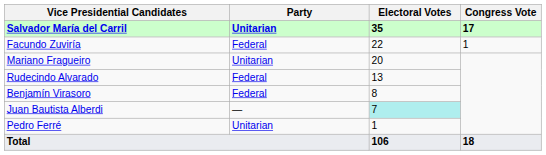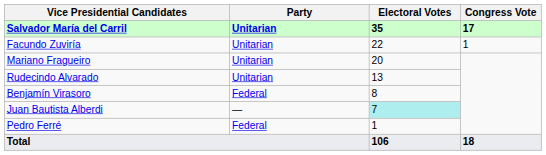(249, 45) Federal -> (253, 45) Unitarian
(249, 77) Federal -> (253, 77) Unitarian
(253, 126) Unitarian -> (249, 126) Federal
